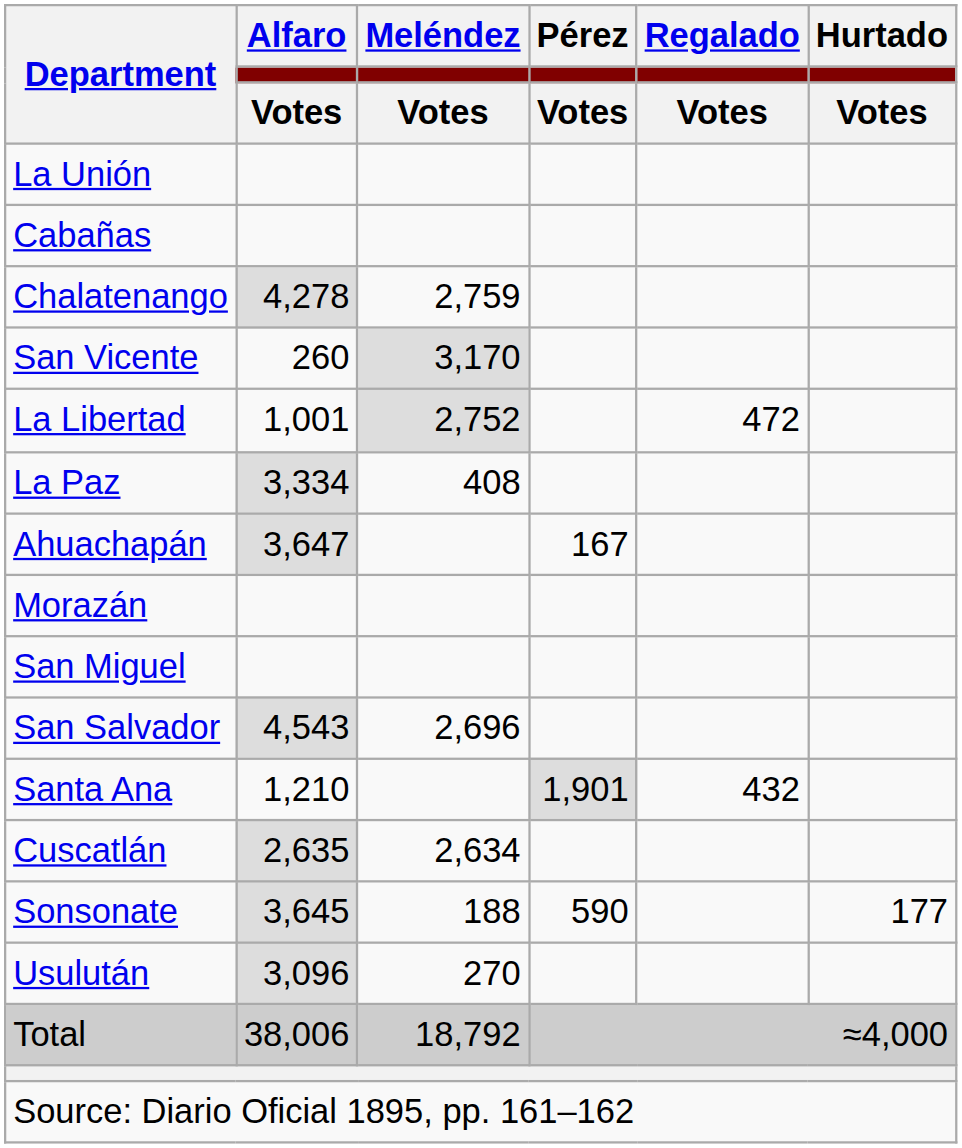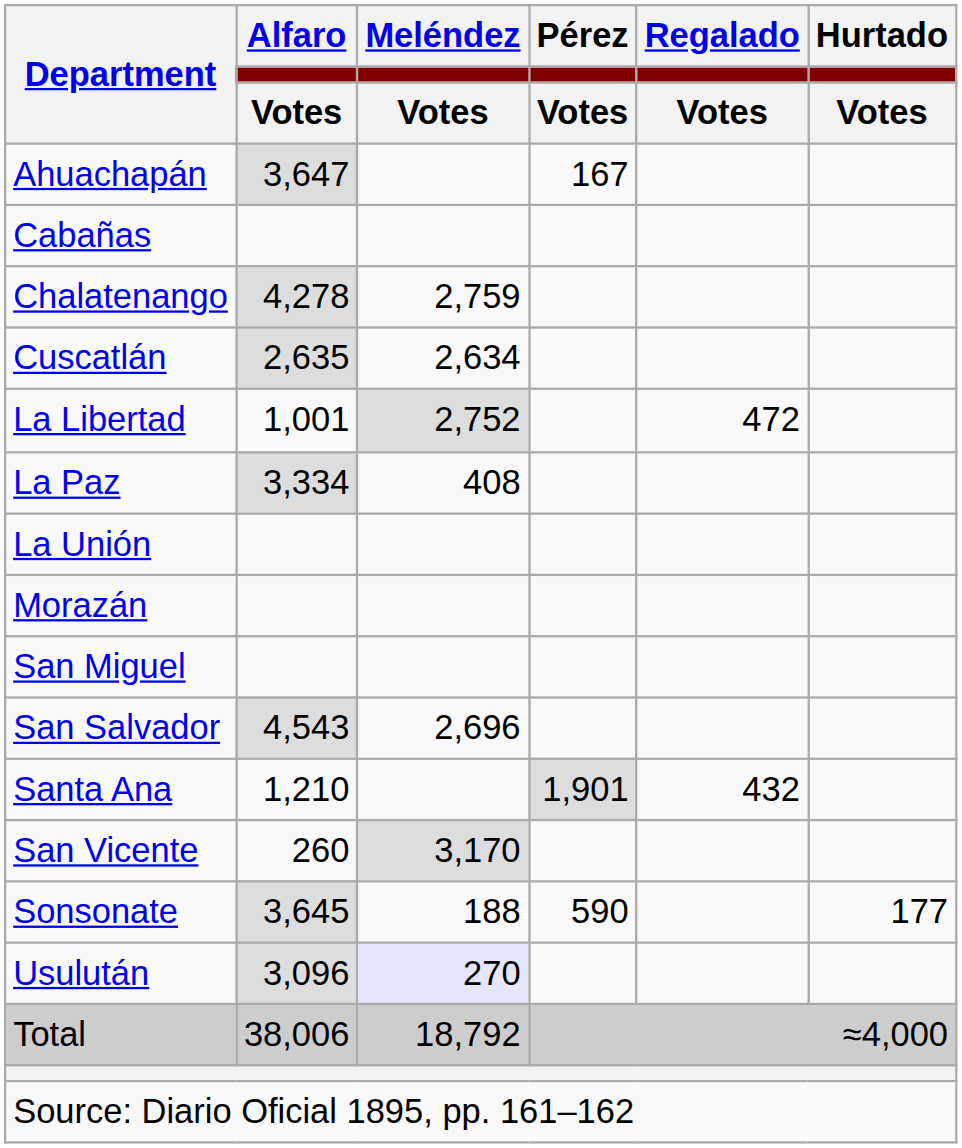rows swapped: (110, 542) <-> (82, 174)
rows swapped: (90, 850) <-> (106, 358)
(492, 972) no background -> (492, 972) lavender background
